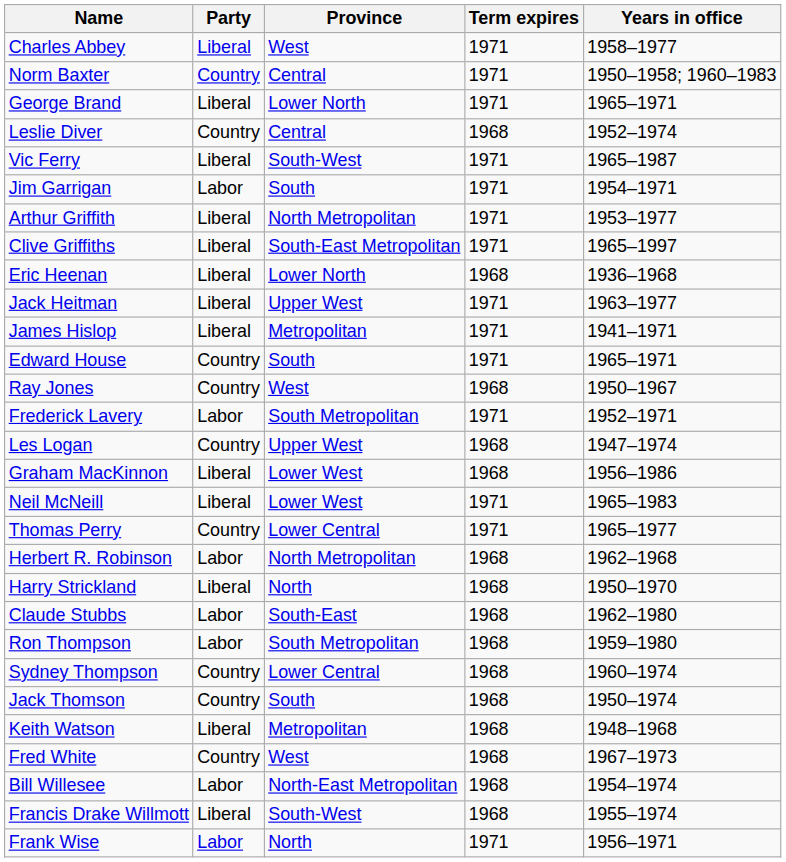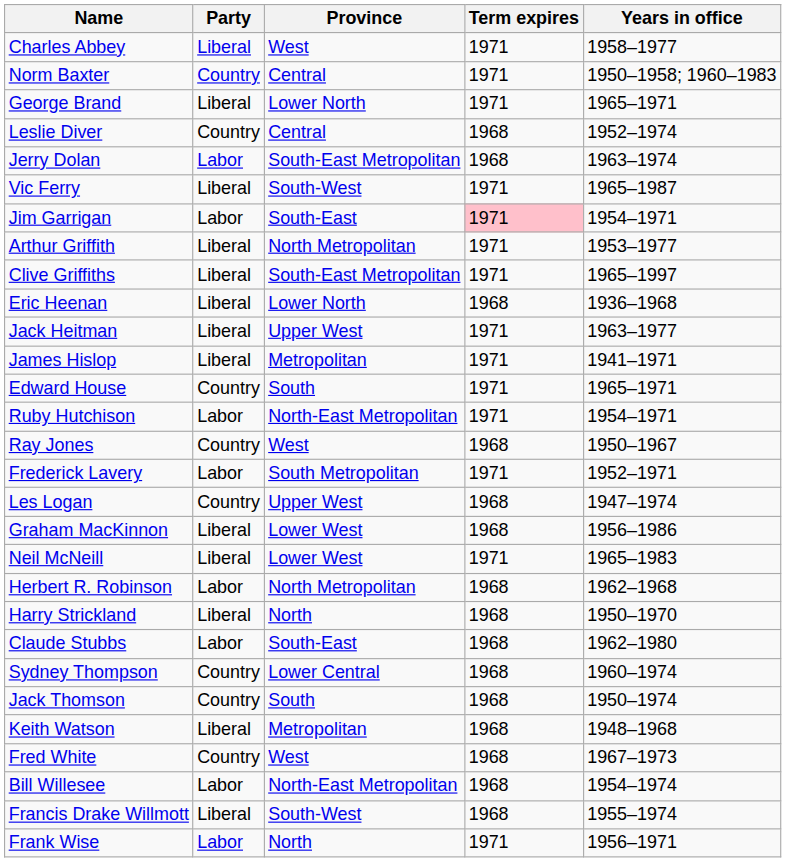+ row: (55, 160)
(292, 189) South -> (313, 217) South-East
(489, 189) no background -> (489, 217) pink background
+ row: (72, 416)
- row: (65, 530)
- row: (70, 643)
